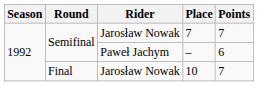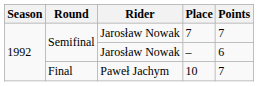(135, 52) Paweł Jachym -> (140, 52) Jarosław Nowak
(140, 71) Jarosław Nowak -> (135, 71) Paweł Jachym
